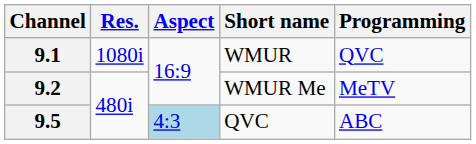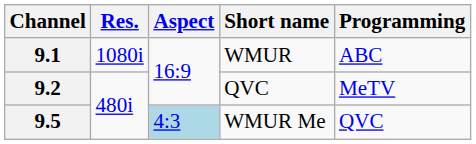(361, 54) QVC -> (361, 54) ABC
(275, 88) WMUR Me -> (246, 88) QVC
(246, 121) QVC -> (275, 121) WMUR Me
(361, 121) ABC -> (361, 121) QVC
